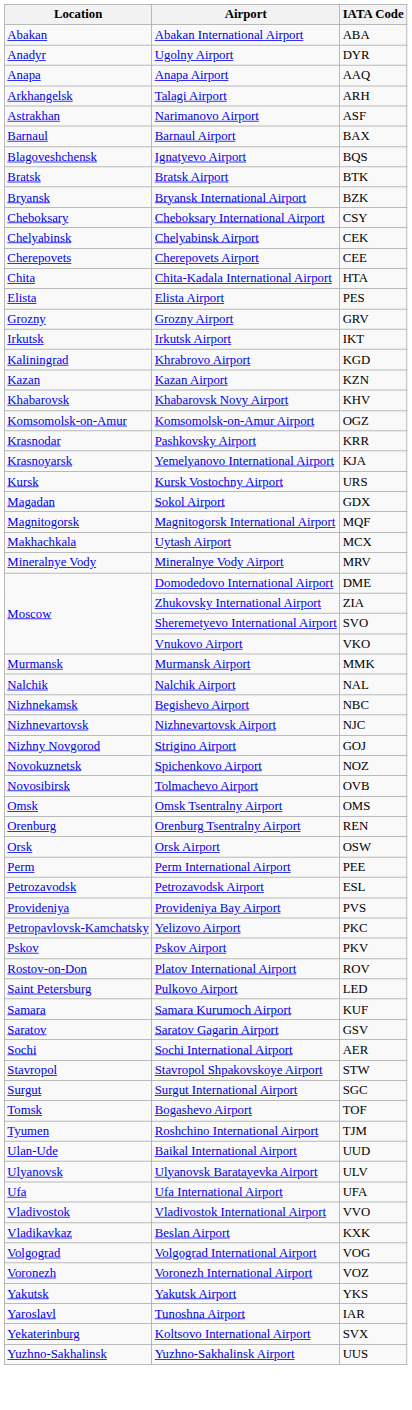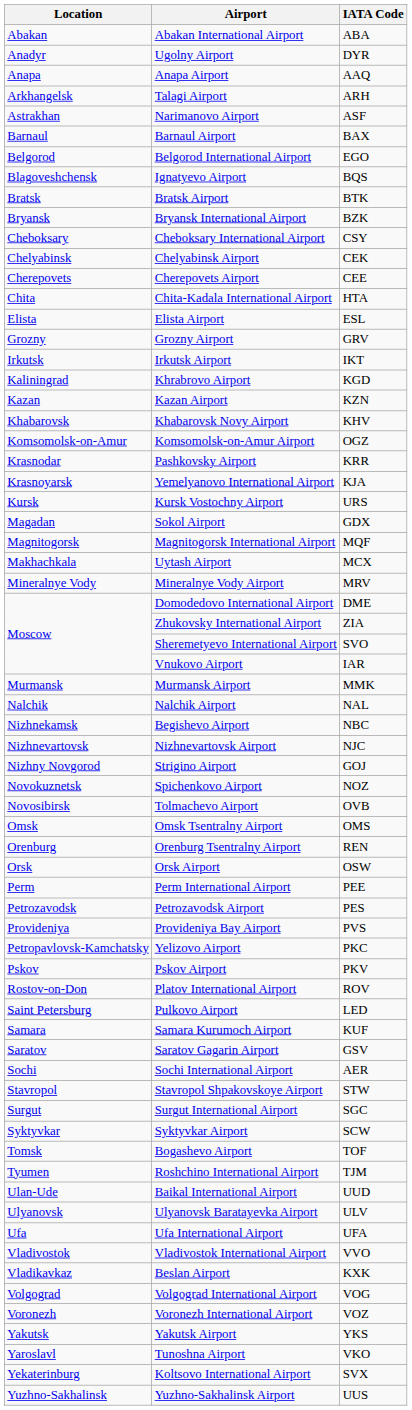+ row: (233, 156)
(354, 298) PES -> (354, 319) ESL
(356, 643) VKO -> (354, 664) IAR
(354, 887) ESL -> (354, 907) PES
+ row: (201, 1131)
(354, 1313) IAR -> (356, 1354) VKO
